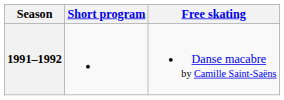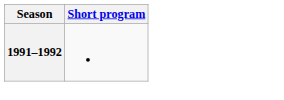- column: (214, 14)
